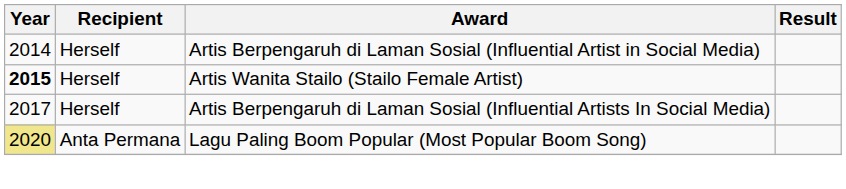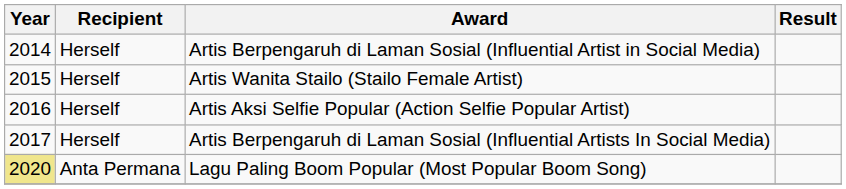(30, 79) bold -> (30, 79) normal
+ row: (409, 109)
